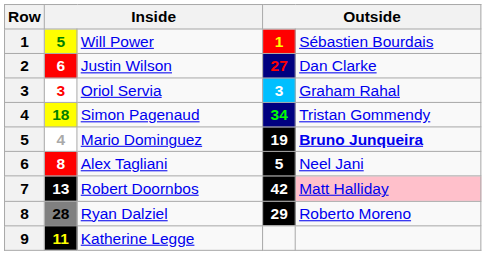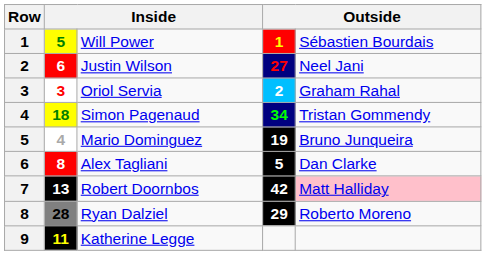(338, 66) Dan Clarke -> (331, 66) Neel Jani
(279, 91) 3 -> (279, 91) 2
(361, 140) bold -> (356, 140) normal
(331, 164) Neel Jani -> (338, 164) Dan Clarke
